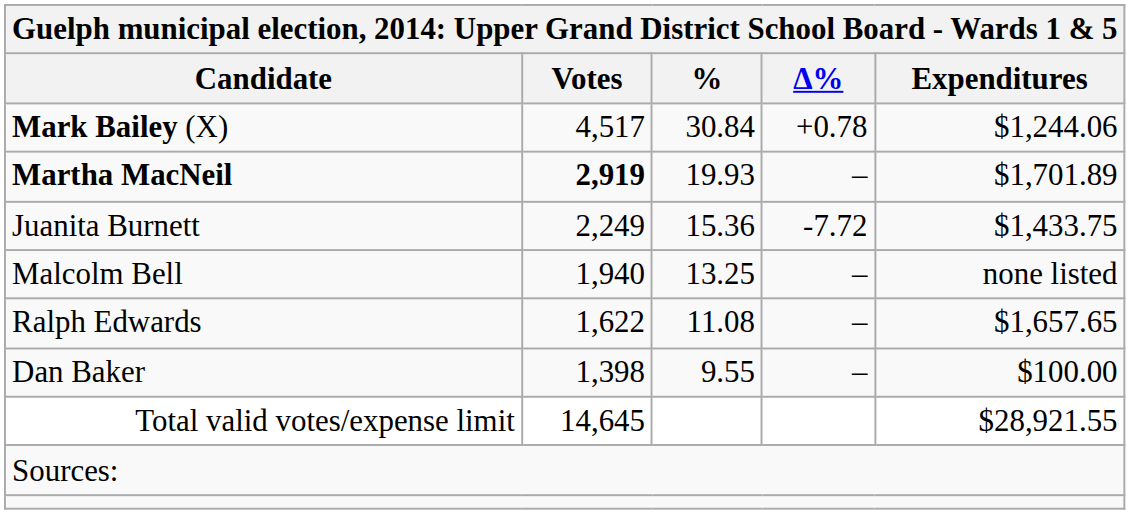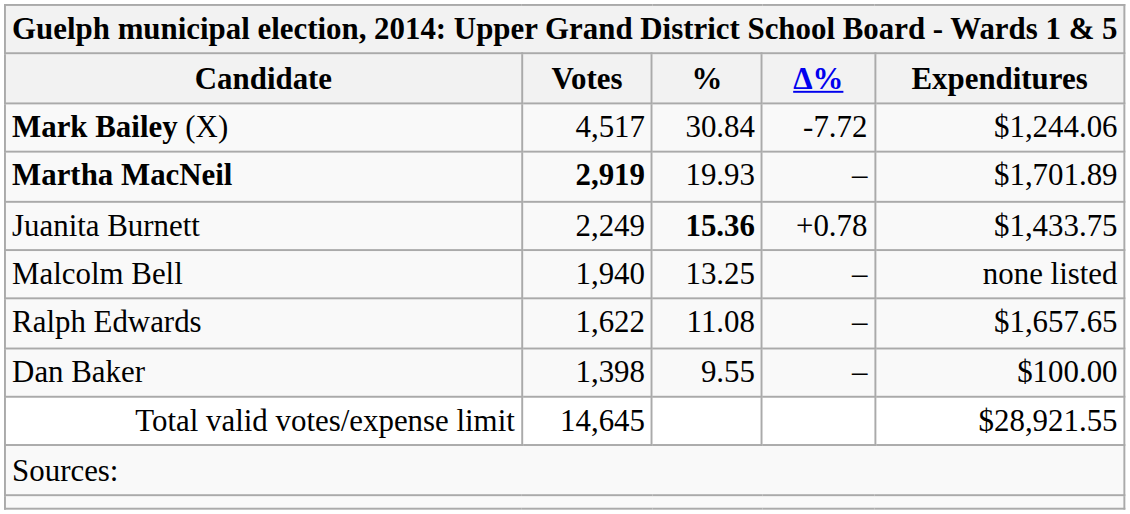(832, 126) +0.78 -> (835, 126) -7.72
(720, 224) normal -> (720, 224) bold
(835, 224) -7.72 -> (832, 224) +0.78
